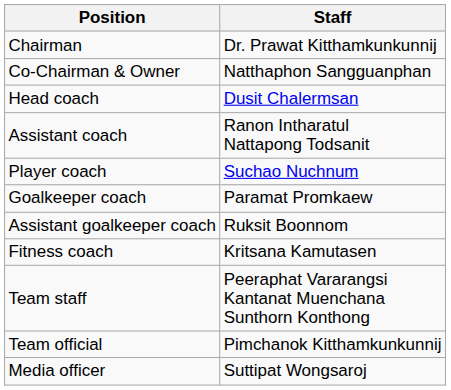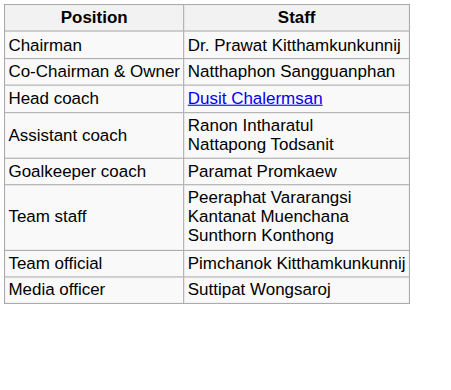- row: (57, 171)
- row: (112, 225)
- row: (61, 252)
